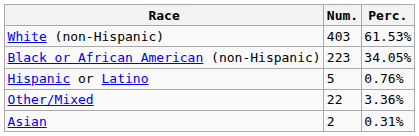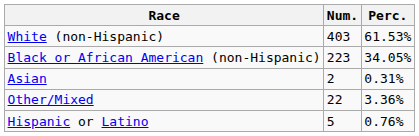rows swapped: (27, 121) <-> (78, 79)
